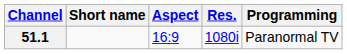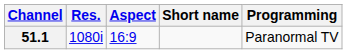columns swapped: (222, 15) <-> (107, 15)
